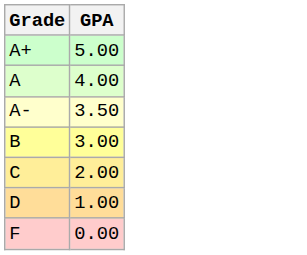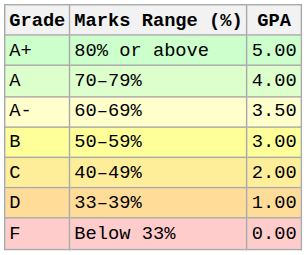+ column: (159, 20)
